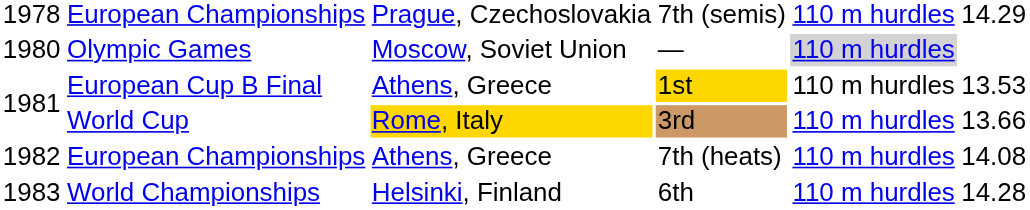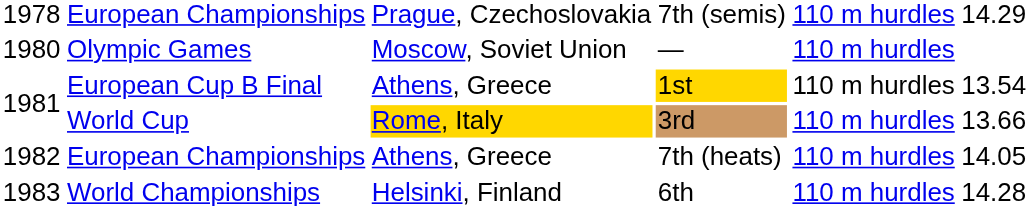(874, 49) lightgrey background -> (874, 49) no background
(994, 85) 13.53 -> (994, 85) 13.54
(994, 156) 14.08 -> (994, 156) 14.05
